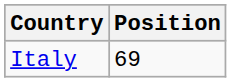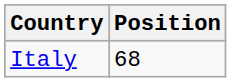(127, 59) 69 -> (127, 59) 68
